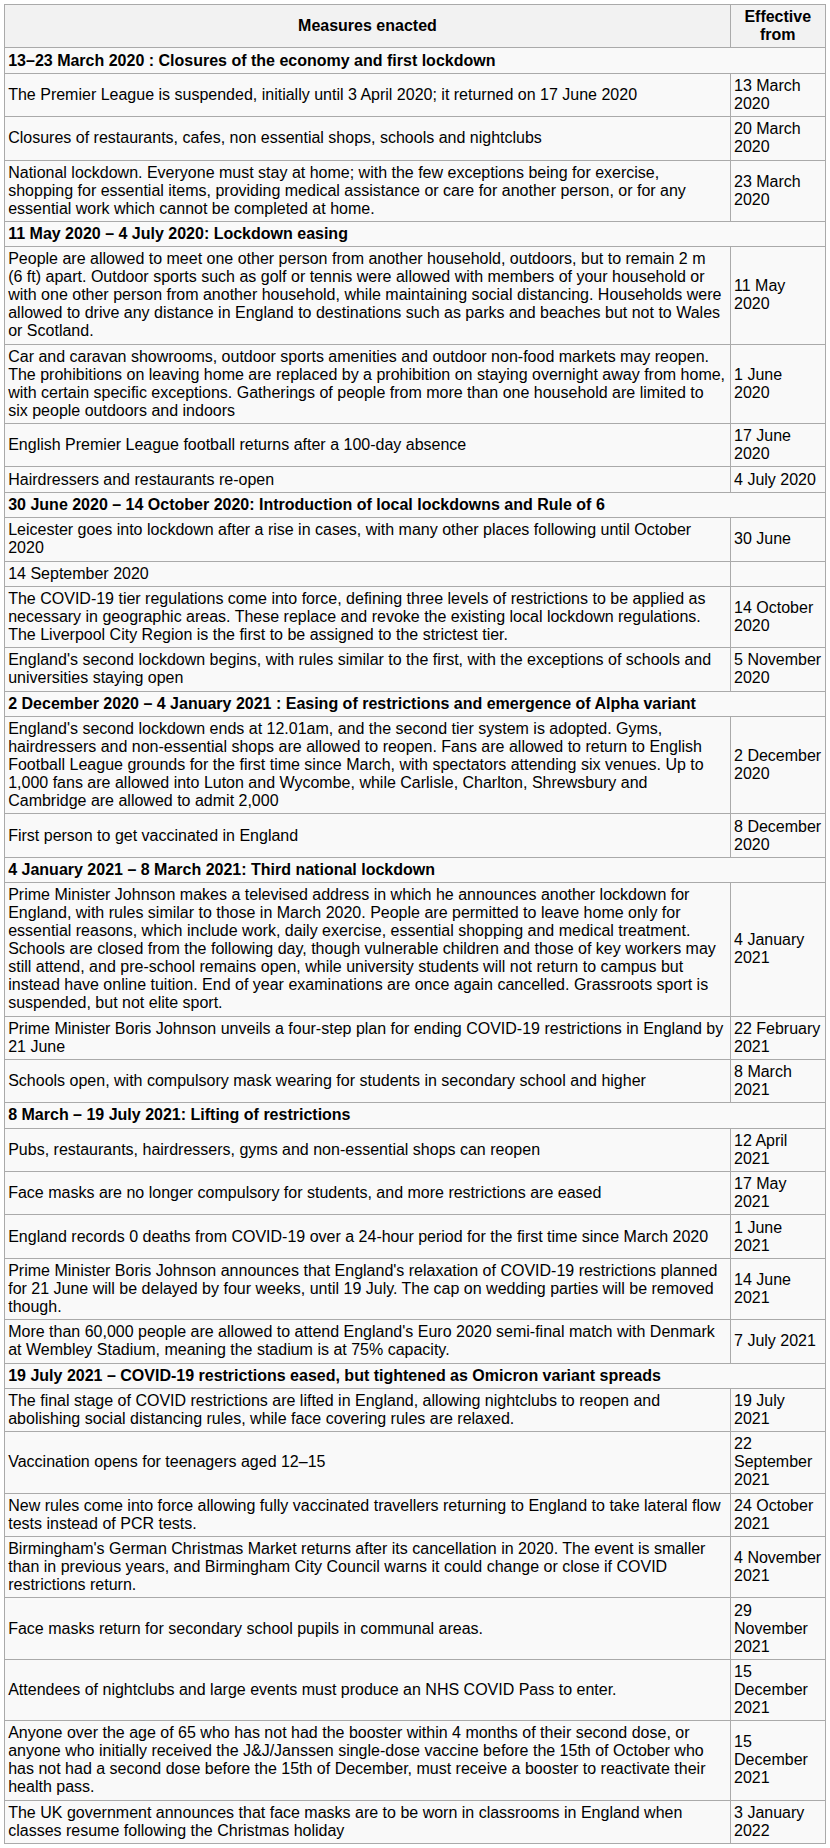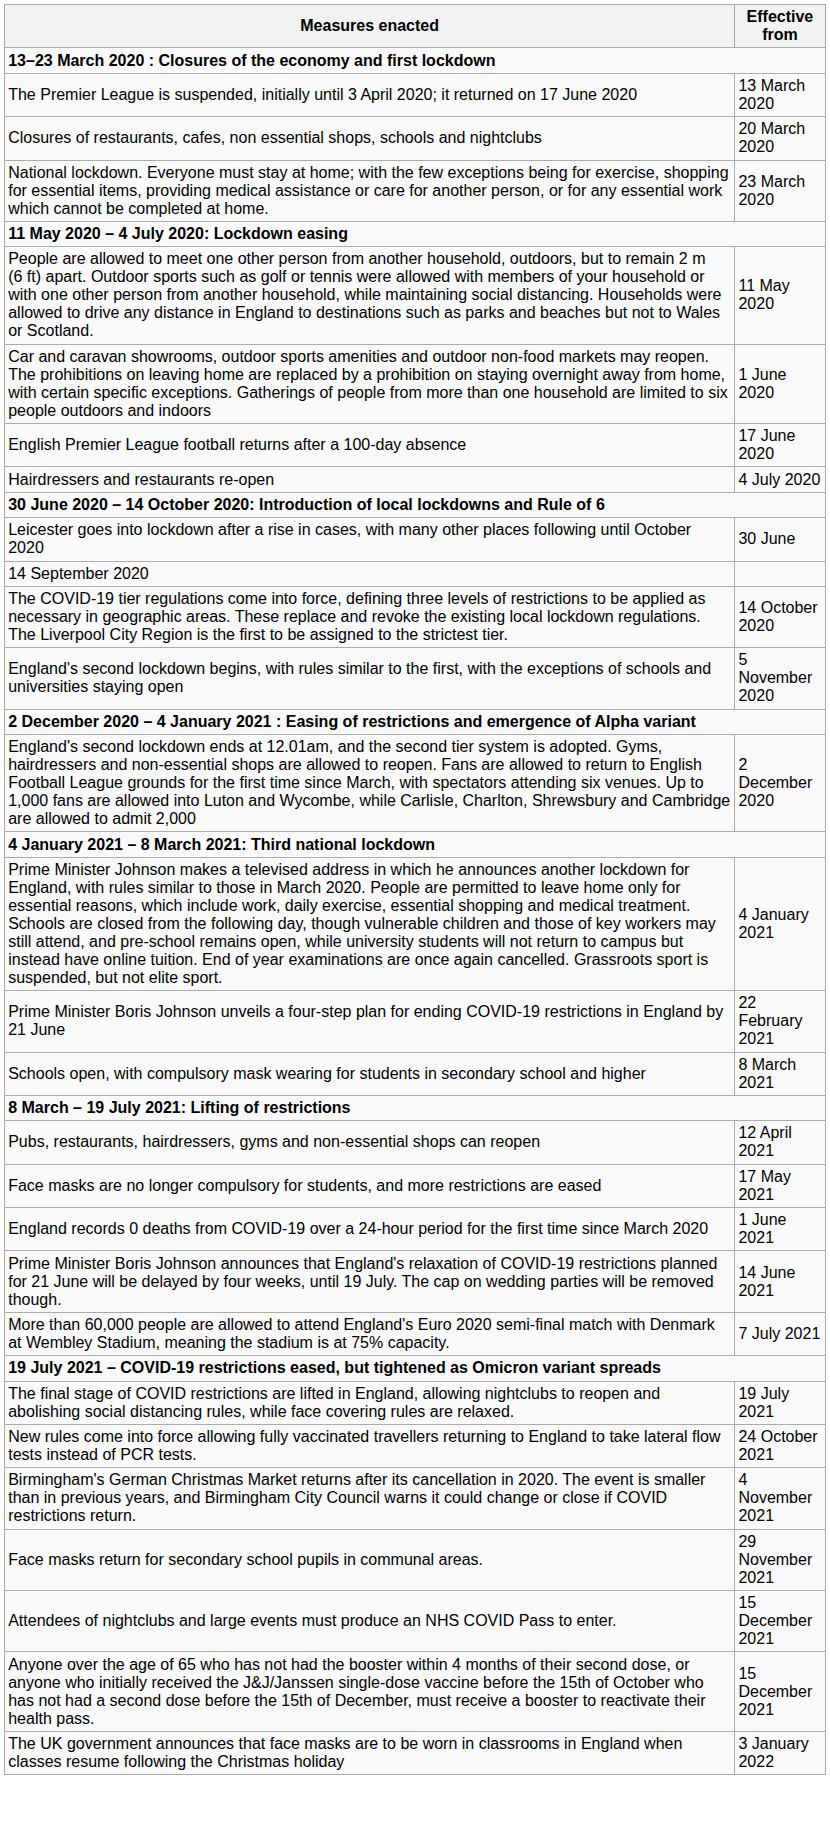- row: (153, 835)
- row: (167, 1462)
